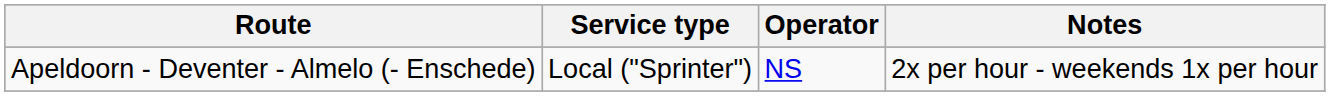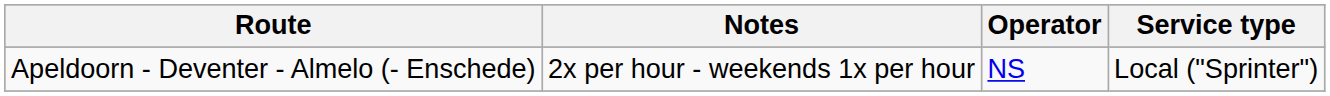columns swapped: (650, 25) <-> (1105, 25)
